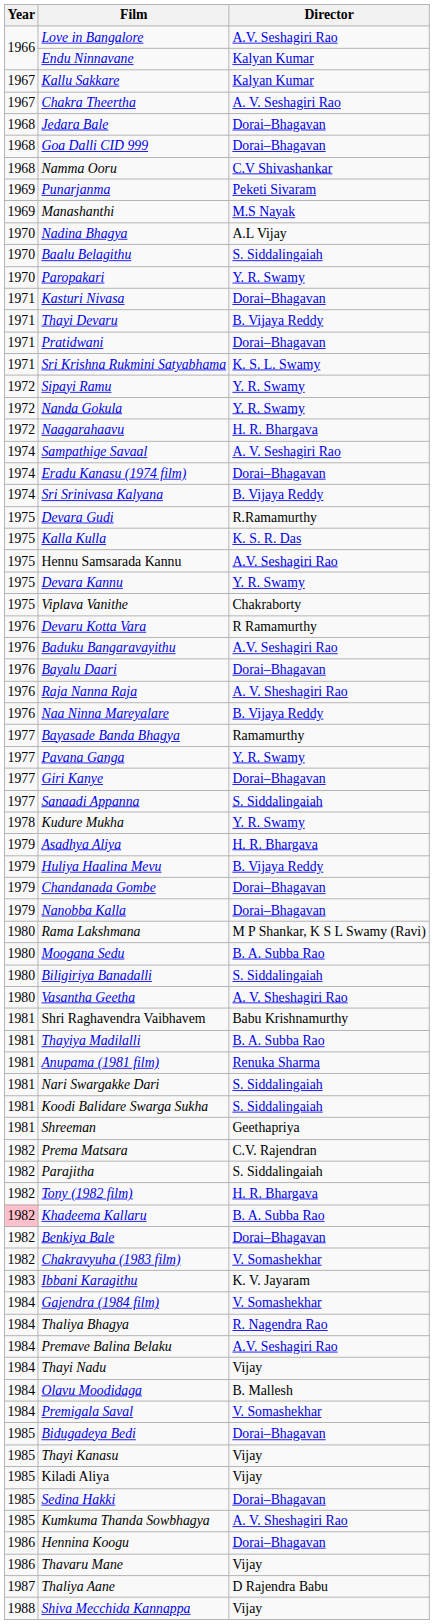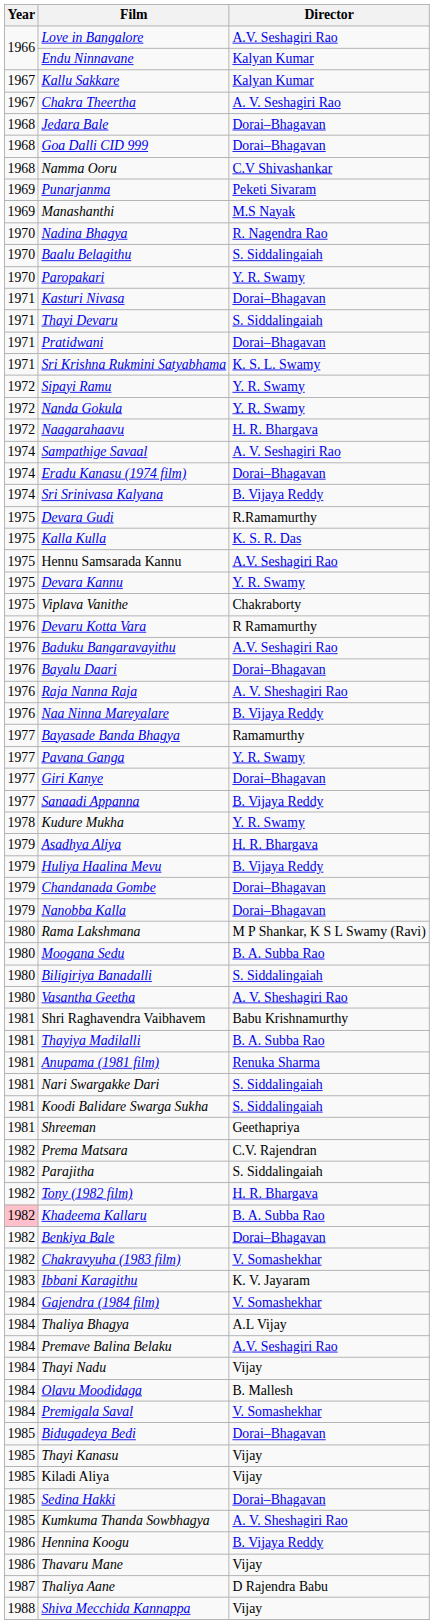(260, 233) A.L Vijay -> (280, 233) R. Nagendra Rao
(278, 320) B. Vijaya Reddy -> (278, 320) S. Siddalingaiah
(278, 801) S. Siddalingaiah -> (278, 801) B. Vijaya Reddy
(280, 1324) R. Nagendra Rao -> (260, 1324) A.L Vijay
(279, 1542) Dorai–Bhagavan -> (278, 1542) B. Vijaya Reddy
